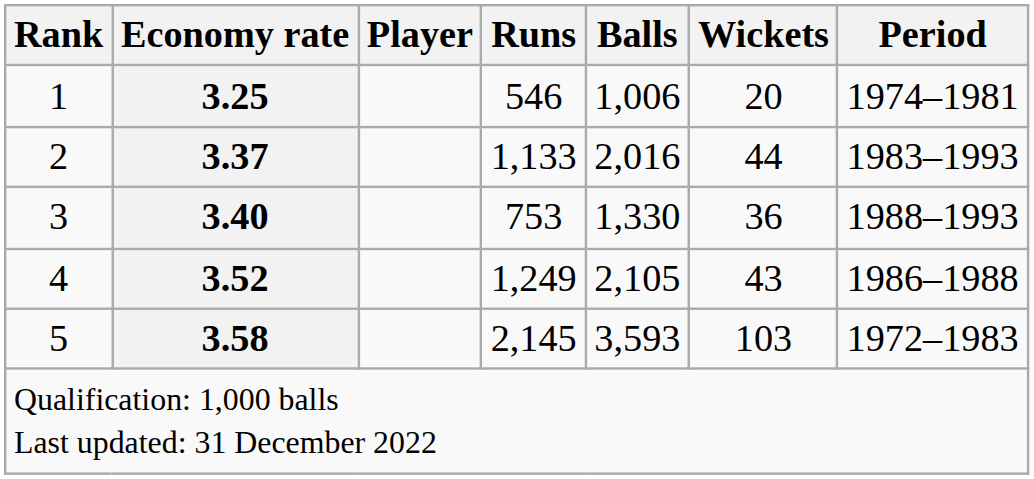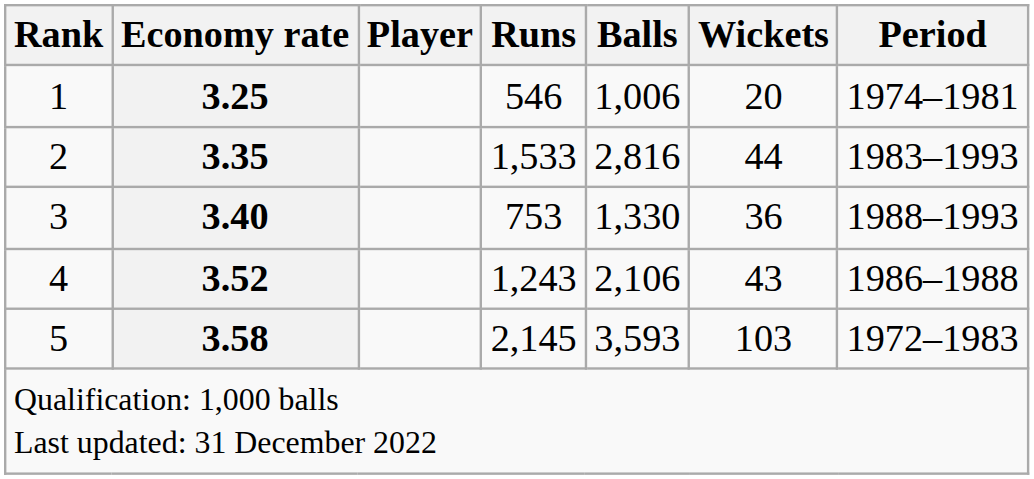(235, 156) 3.37 -> (235, 156) 3.35
(534, 156) 1,133 -> (534, 156) 1,533
(637, 156) 2,016 -> (637, 156) 2,816
(534, 277) 1,249 -> (534, 277) 1,243
(637, 277) 2,105 -> (637, 277) 2,106
